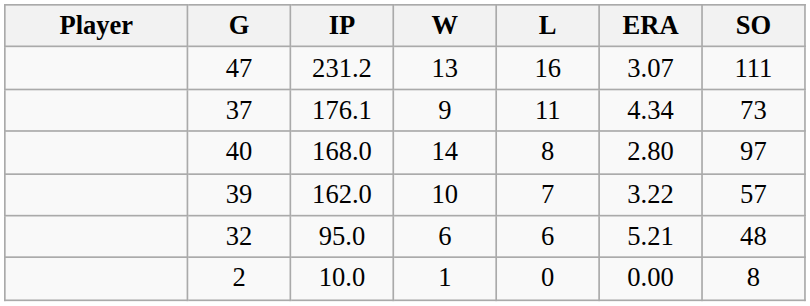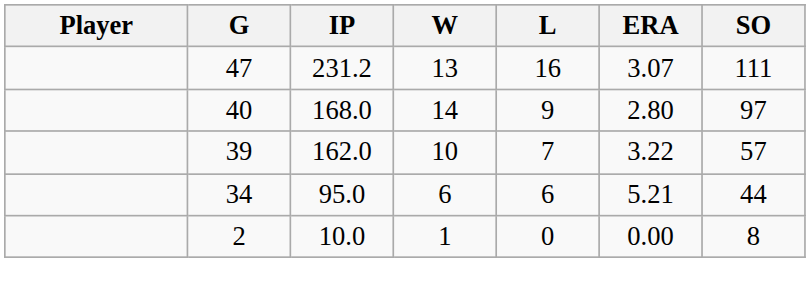- row: (342, 109)
(548, 151) 8 -> (548, 109) 9
(239, 236) 32 -> (239, 194) 34
(753, 236) 48 -> (753, 194) 44
